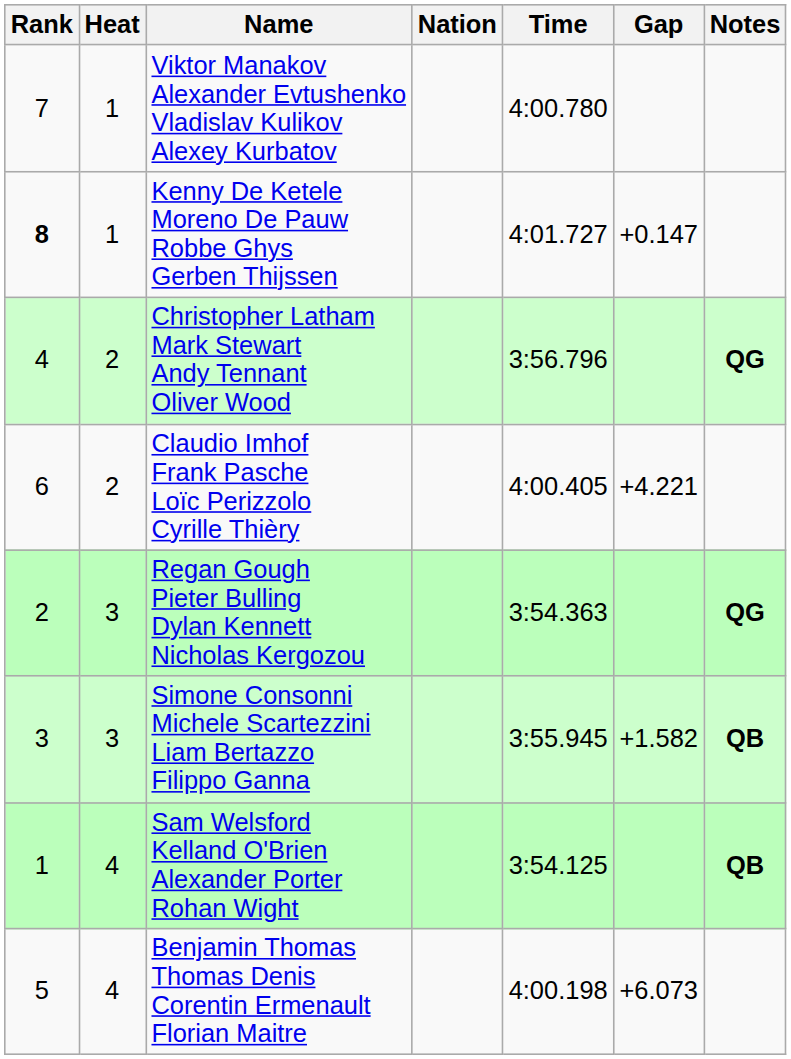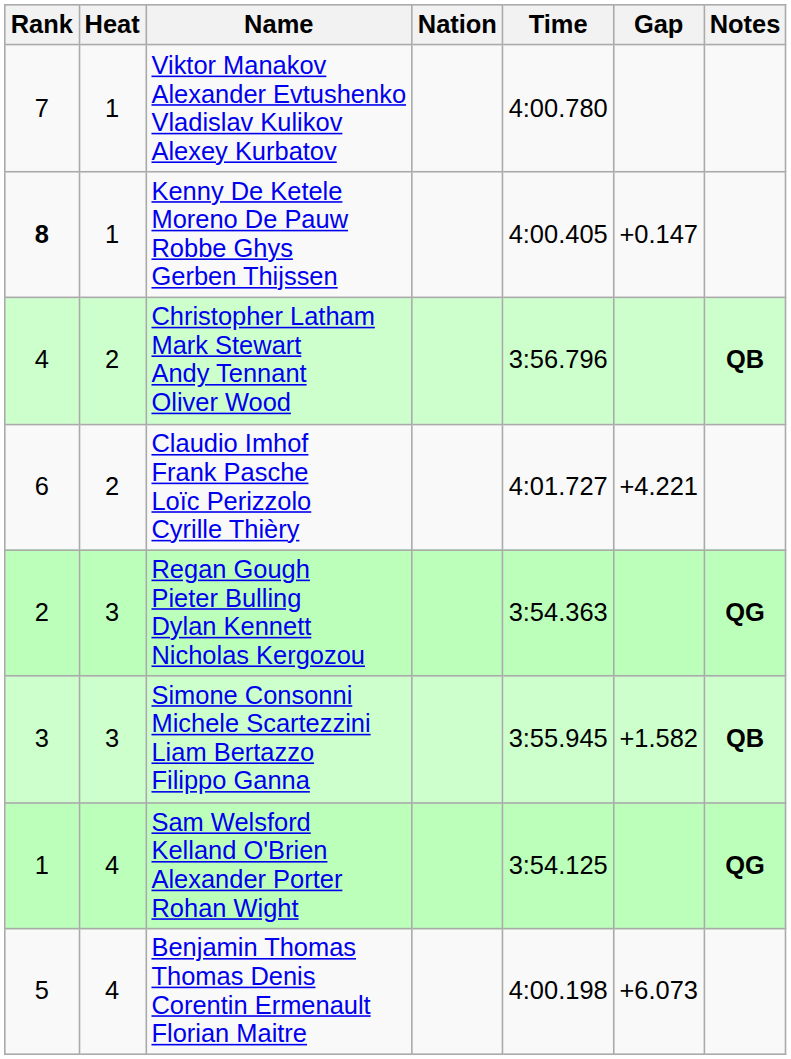(558, 234) 4:01.727 -> (558, 234) 4:00.405
(745, 360) QG -> (745, 360) QB
(558, 486) 4:00.405 -> (558, 486) 4:01.727
(745, 865) QB -> (745, 865) QG
